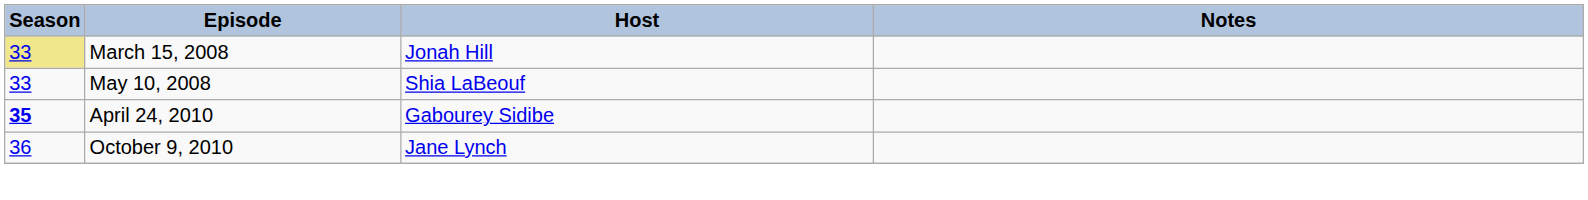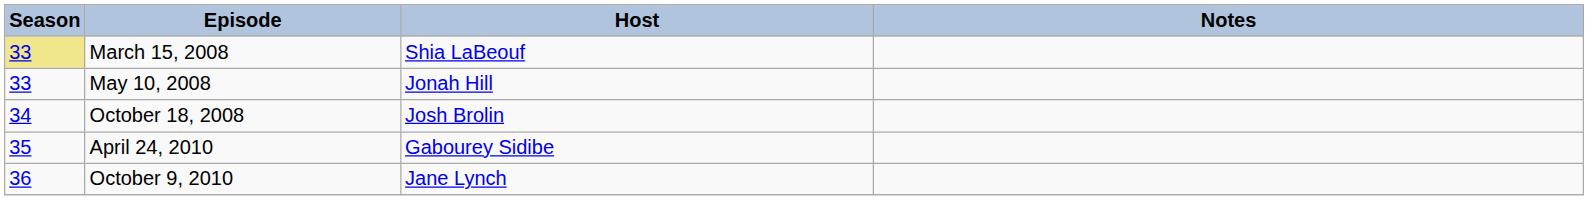(449, 52) Jonah Hill -> (465, 52) Shia LaBeouf
(465, 83) Shia LaBeouf -> (449, 83) Jonah Hill
+ row: (167, 115)
(20, 115) bold -> (20, 147) normal
